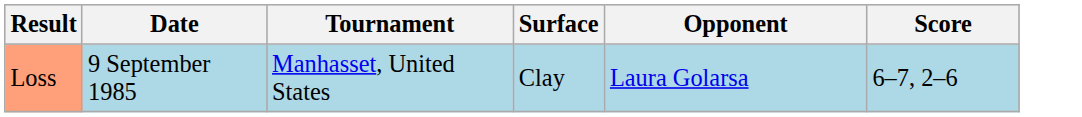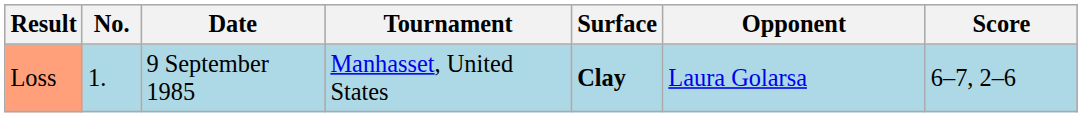+ column: (112, 23)
(542, 77) normal -> (602, 77) bold
